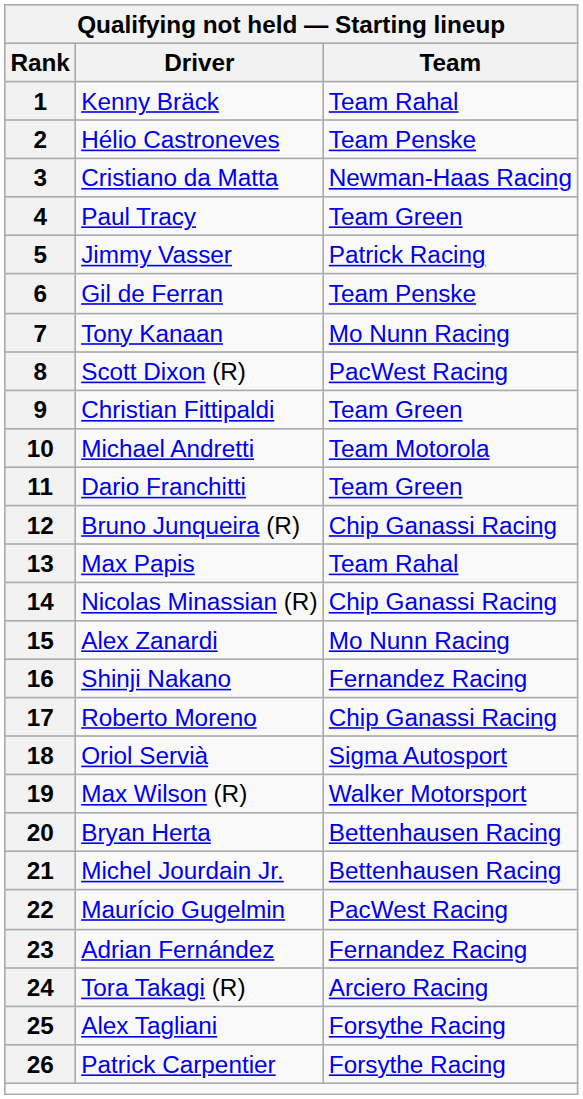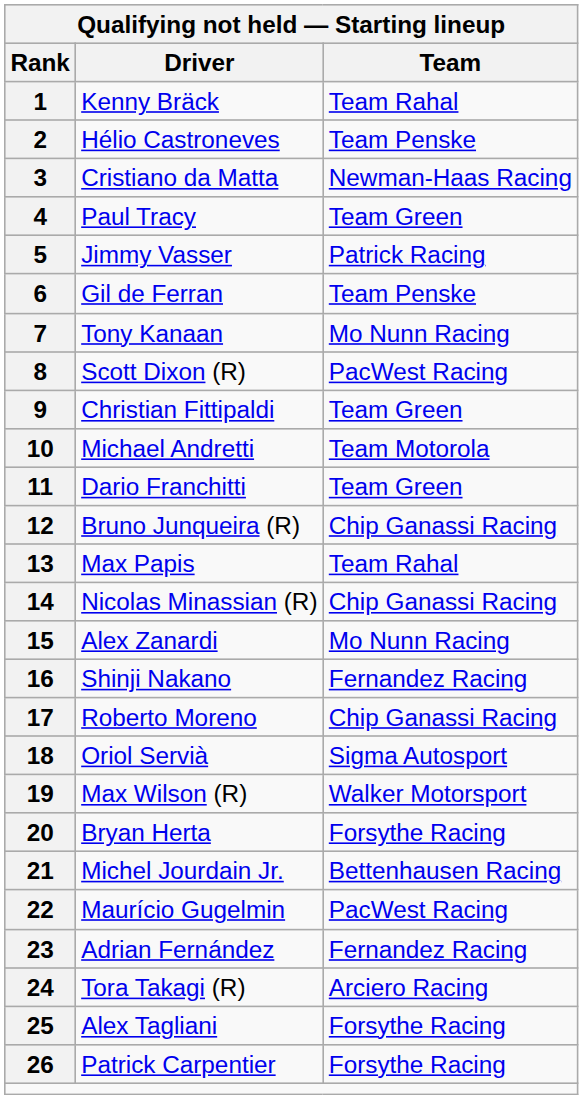(445, 833) Bettenhausen Racing -> (417, 833) Forsythe Racing
